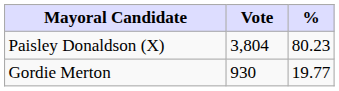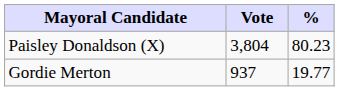(243, 72) 930 -> (243, 72) 937
